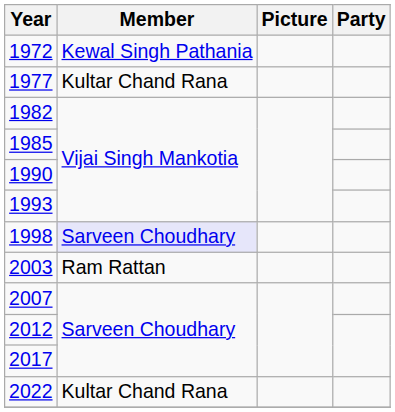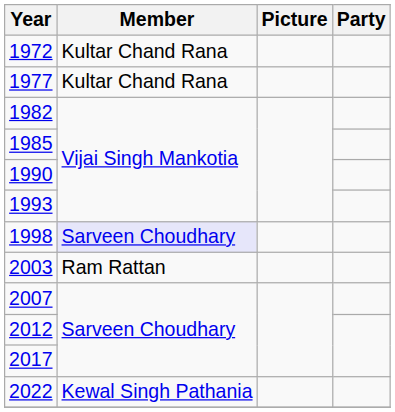(157, 50) Kewal Singh Pathania -> (145, 50) Kultar Chand Rana
(145, 391) Kultar Chand Rana -> (157, 391) Kewal Singh Pathania
